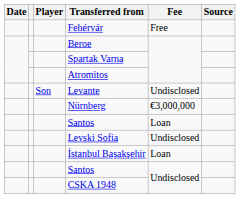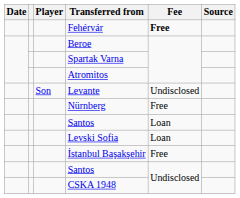(159, 28) normal -> (160, 28) bold
(173, 106) €3,000,000 -> (159, 106) Free
(175, 138) Undisclosed -> (160, 138) Loan
(160, 153) Loan -> (159, 153) Free
